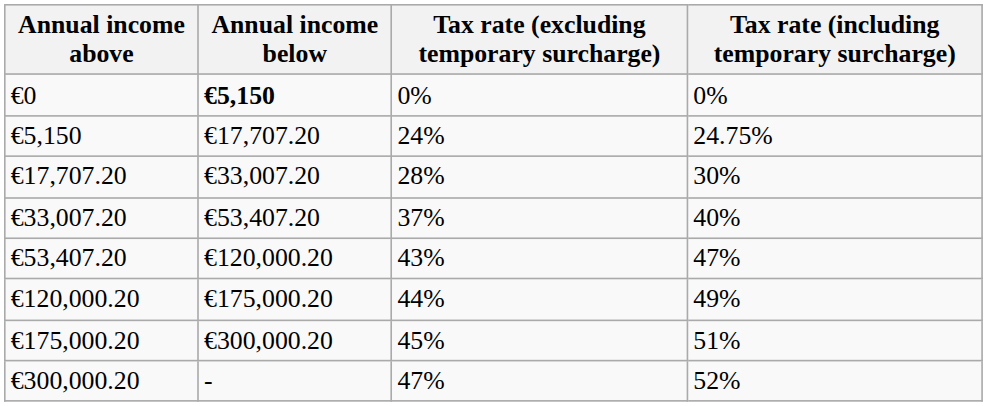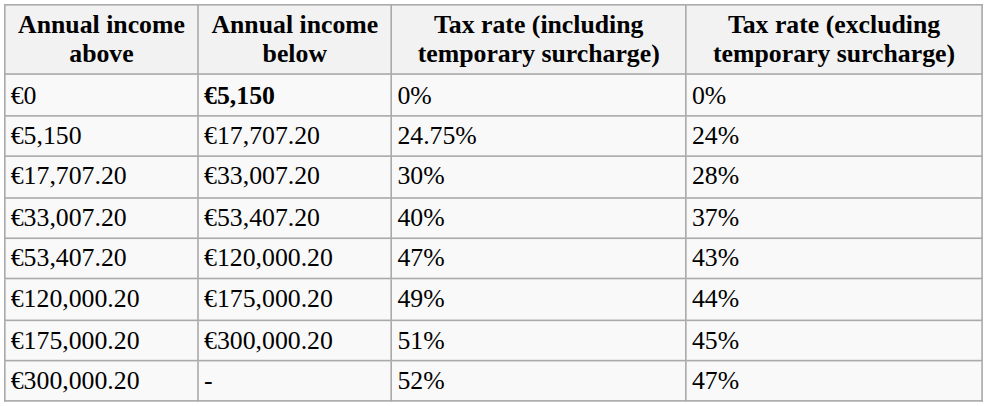columns swapped: (539, 39) <-> (835, 39)
